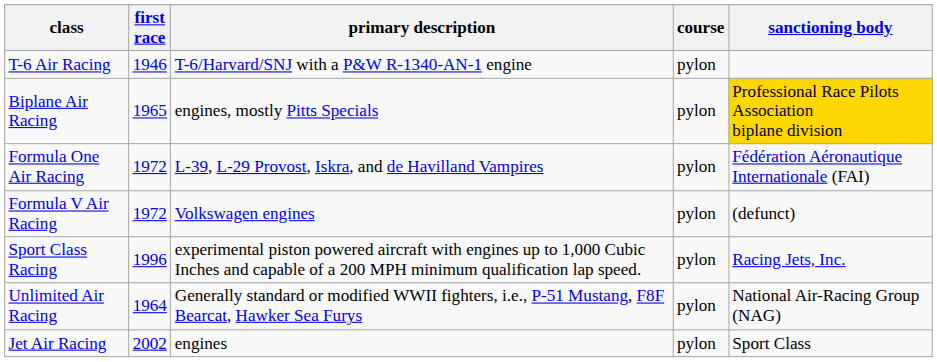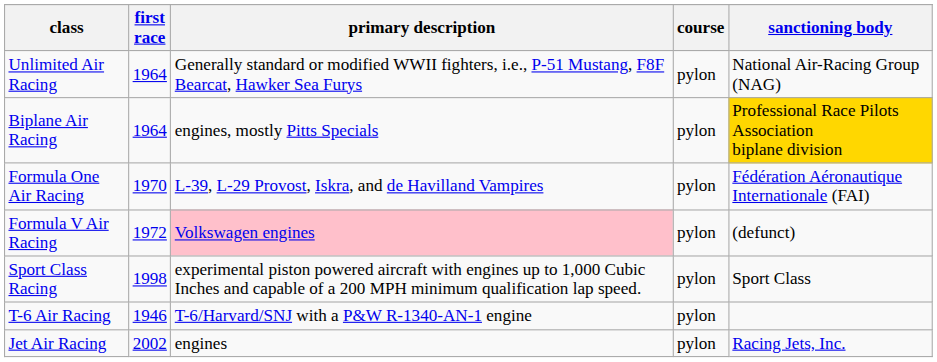rows swapped: (60, 64) <-> (56, 306)
(150, 110) 1965 -> (150, 130) 1964
(150, 166) 1972 -> (150, 186) 1970
(245, 213) no background -> (245, 232) pink background
(150, 259) 1996 -> (150, 279) 1998
(789, 259) Racing Jets, Inc. -> (772, 279) Sport Class
(772, 342) Sport Class -> (789, 342) Racing Jets, Inc.
